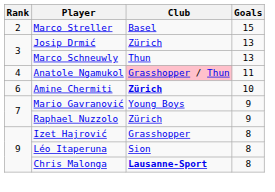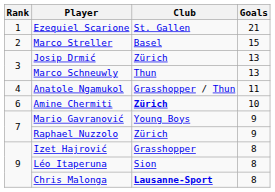+ row: (81, 27)
(179, 73) pink background -> (185, 88) no background
